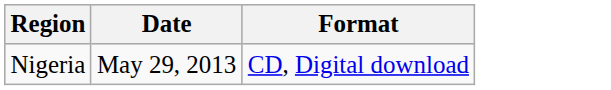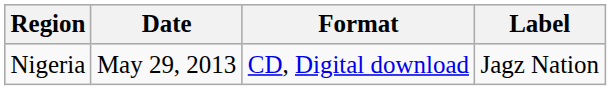+ column: (540, 24)
